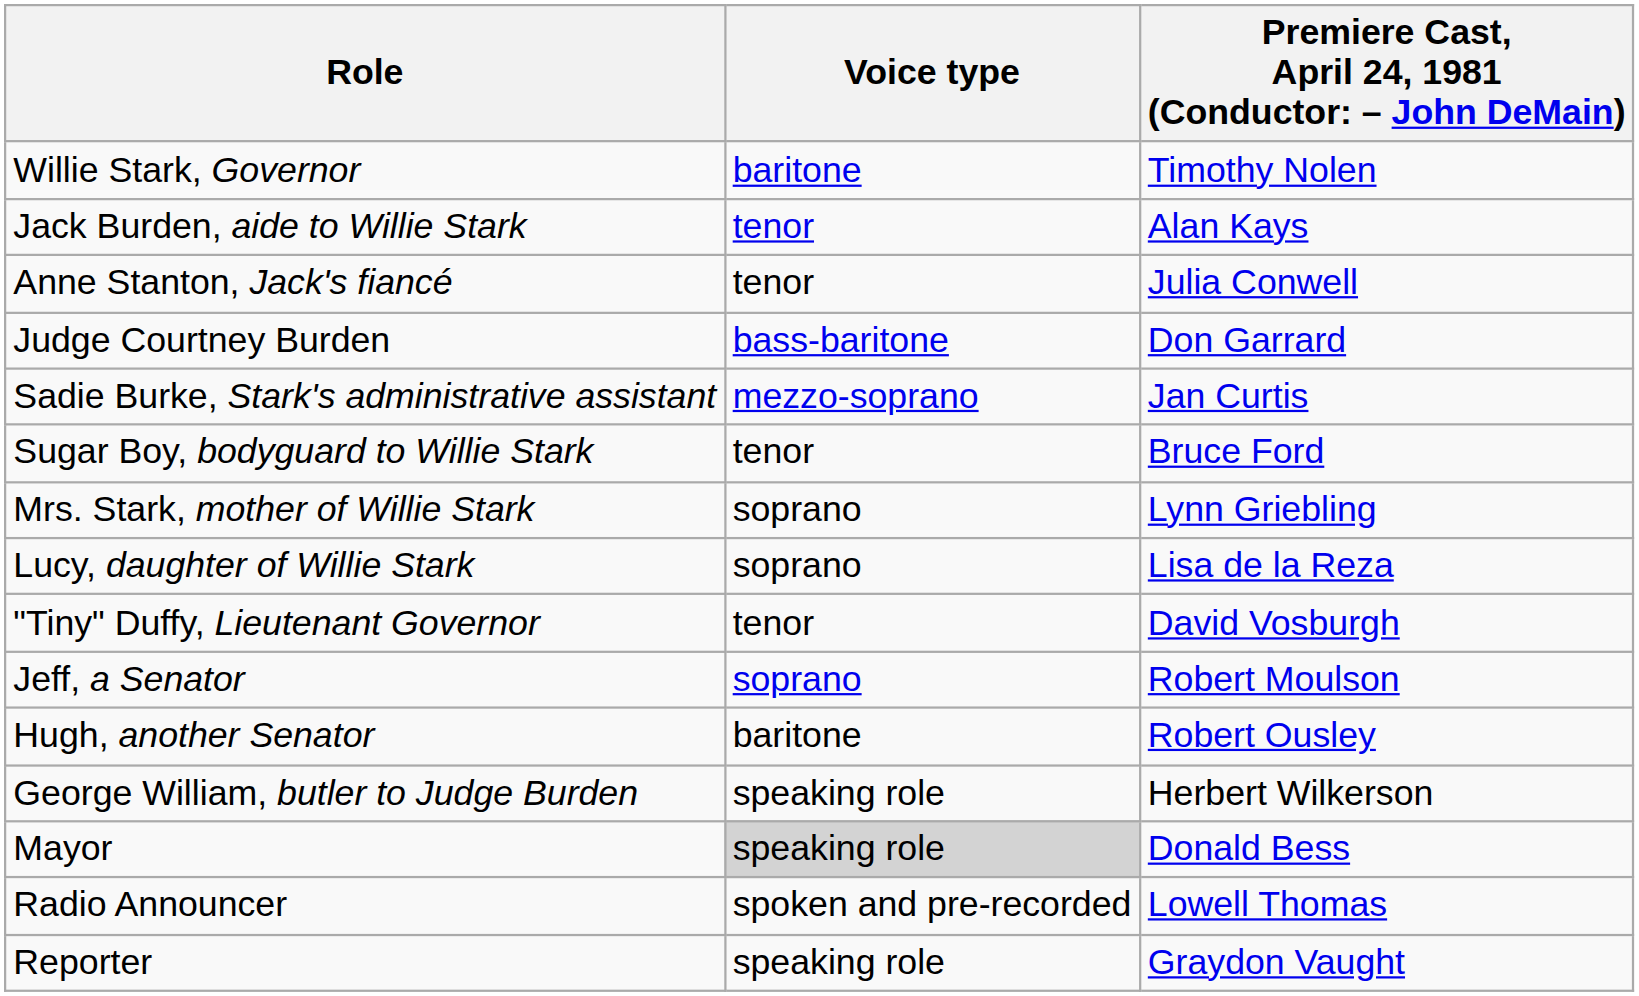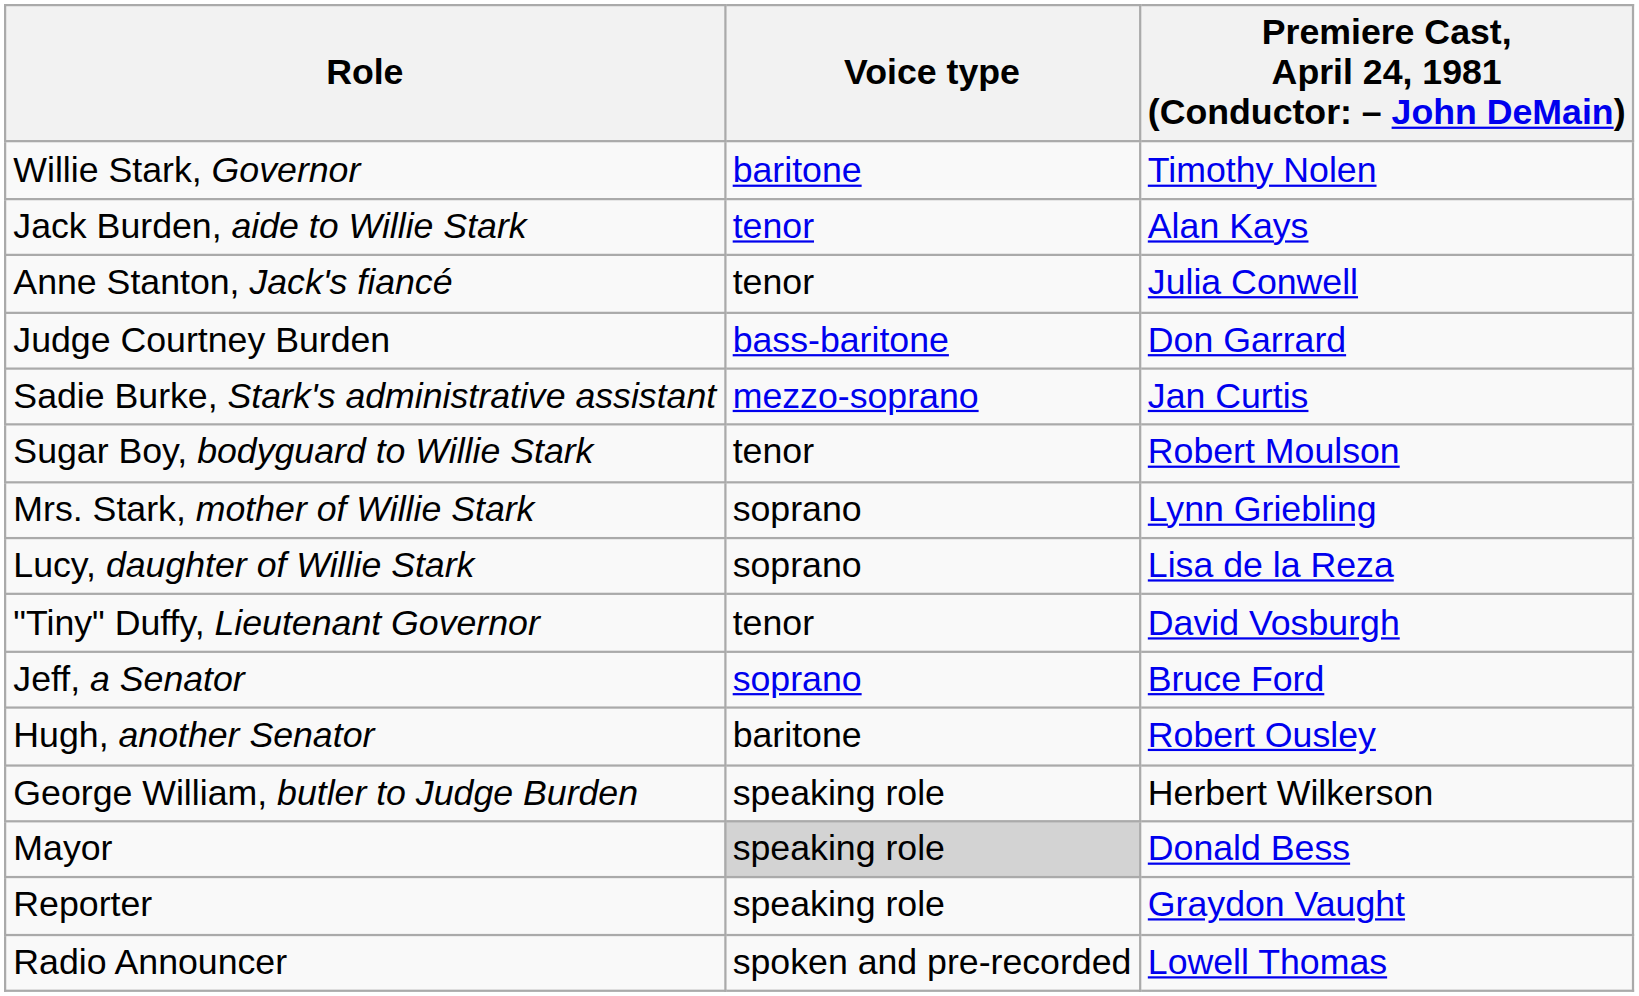(1236, 452) Bruce Ford -> (1274, 452) Robert Moulson
(1274, 678) Robert Moulson -> (1236, 678) Bruce Ford
rows swapped: (83, 961) <-> (150, 905)
